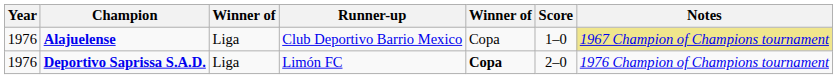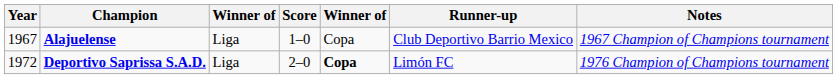columns swapped: (372, 16) <-> (556, 16)
(22, 39) 1976 -> (22, 39) 1967
(704, 39) khaki background -> (704, 39) no background
(22, 62) 1976 -> (22, 62) 1972
